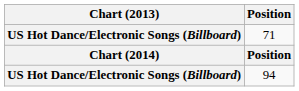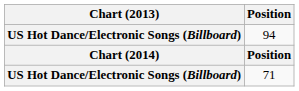rows swapped: (269, 75) <-> (269, 34)
